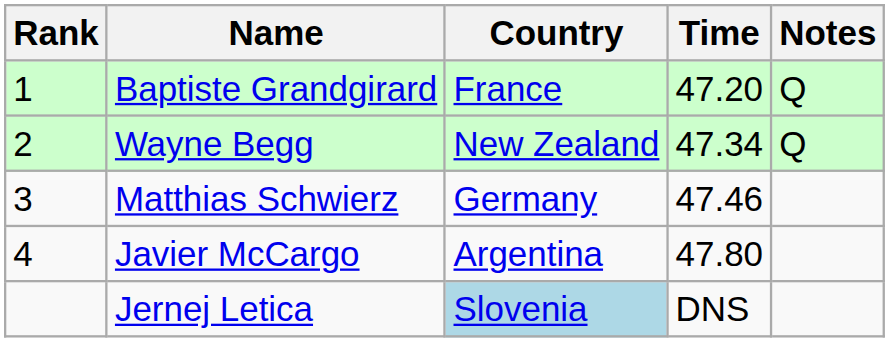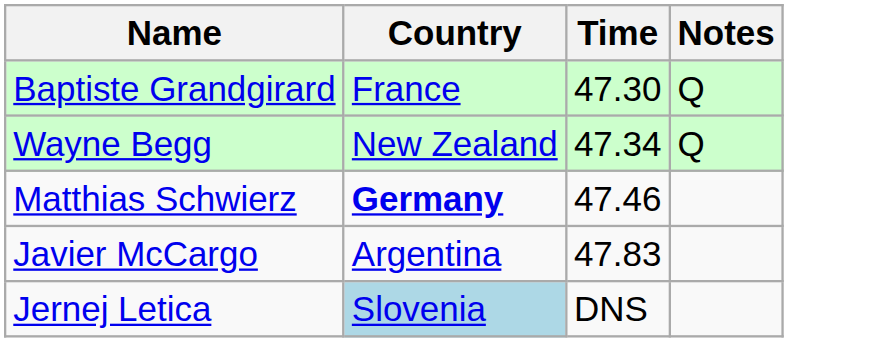- column: (56, 33)
(719, 88) 47.20 -> (618, 88) 47.30
(525, 199) normal -> (428, 199) bold
(719, 254) 47.80 -> (618, 254) 47.83
